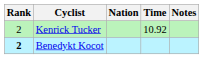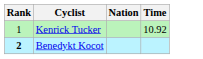- column: (184, 12)
(19, 29) 2 -> (19, 29) 1
